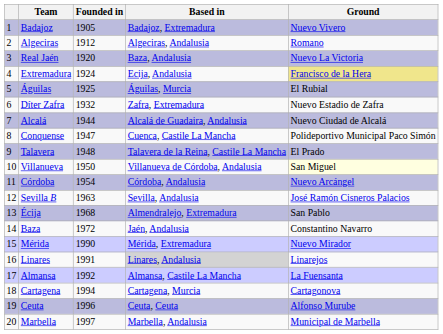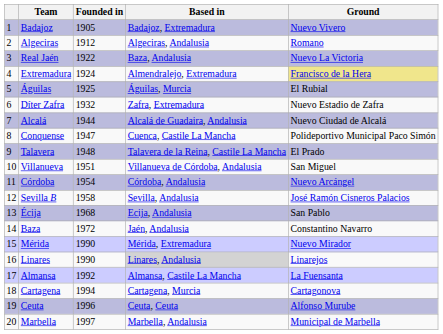(85, 58) 1920 -> (85, 58) 1922
(160, 74) Ecija, Andalusia -> (182, 74) Almendralejo, Extremadura
(85, 167) 1950 -> (85, 167) 1951
(313, 167) lightyellow background -> (313, 167) no background
(85, 197) 1963 -> (85, 197) 1958
(182, 213) Almendralejo, Extremadura -> (160, 213) Ecija, Andalusia
(85, 259) 1991 -> (85, 259) 1990
